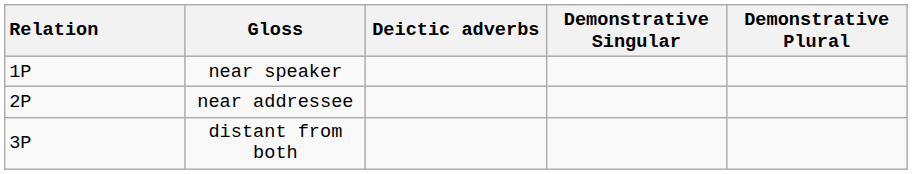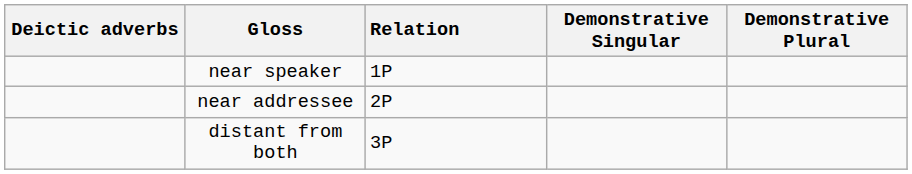columns swapped: (54, 31) <-> (456, 31)
